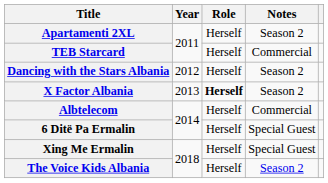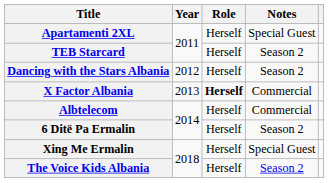(282, 33) Season 2 -> (282, 33) Special Guest
(282, 52) Commercial -> (282, 52) Season 2
(282, 91) Season 2 -> (282, 91) Commercial
(282, 129) Special Guest -> (282, 129) Season 2
